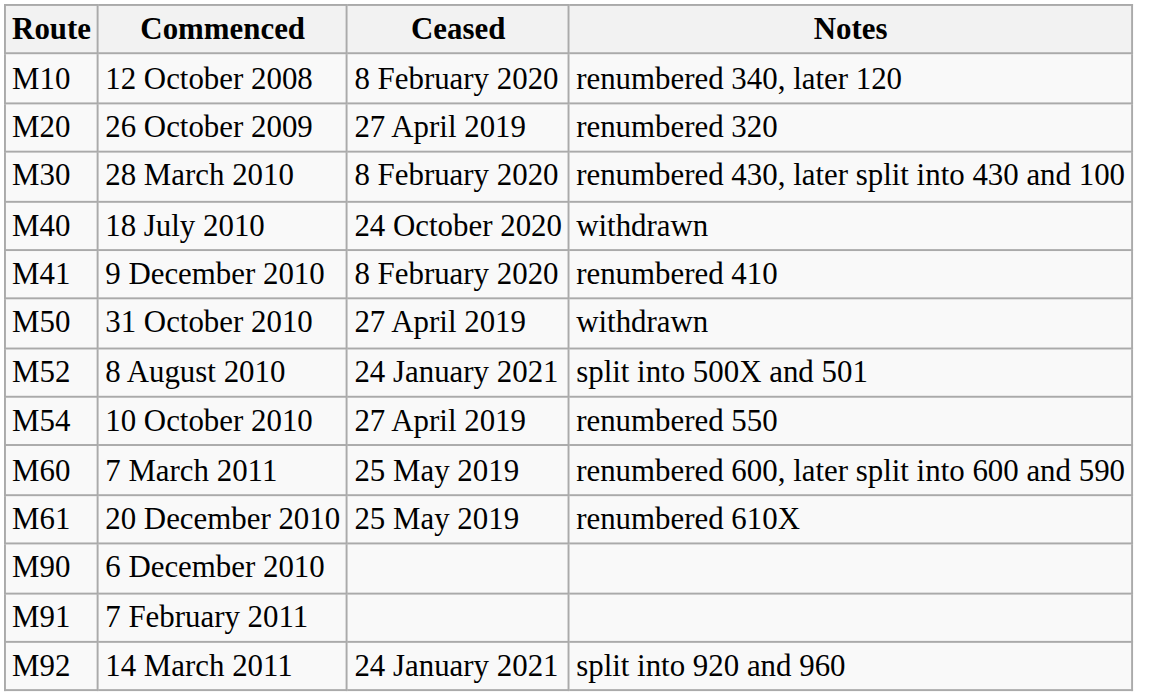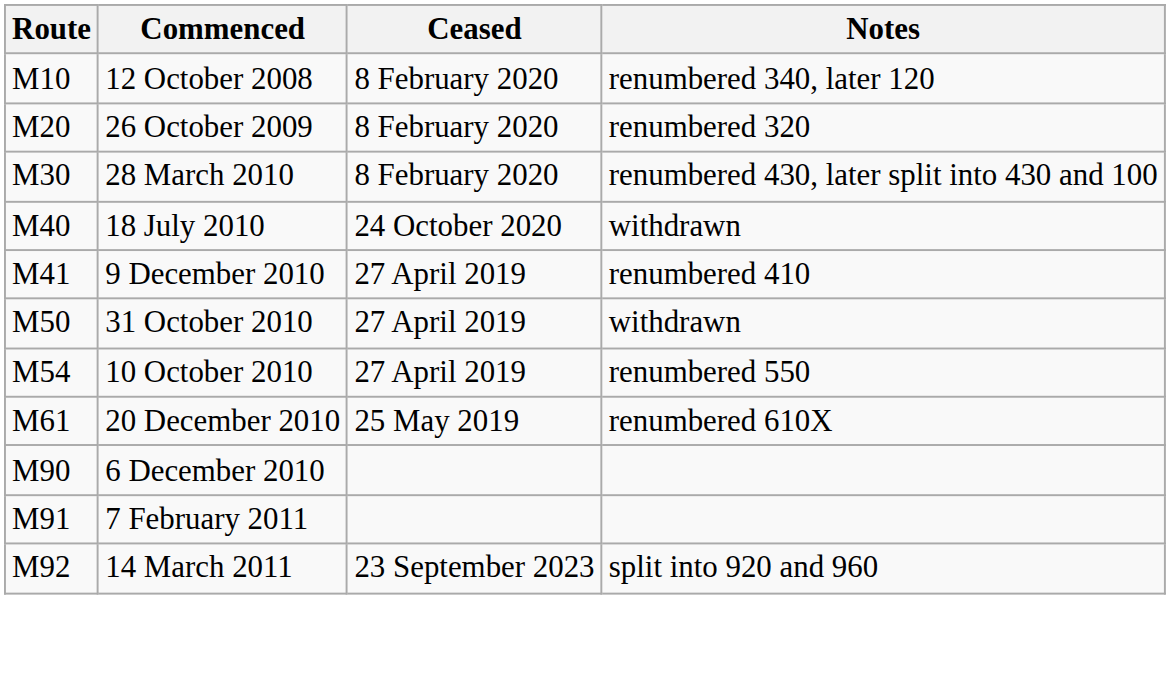(440, 126) 27 April 2019 -> (456, 126) 8 February 2020
(456, 273) 8 February 2020 -> (440, 273) 27 April 2019
- row: (195, 371)
- row: (191, 469)
(456, 665) 24 January 2021 -> (474, 567) 23 September 2023
